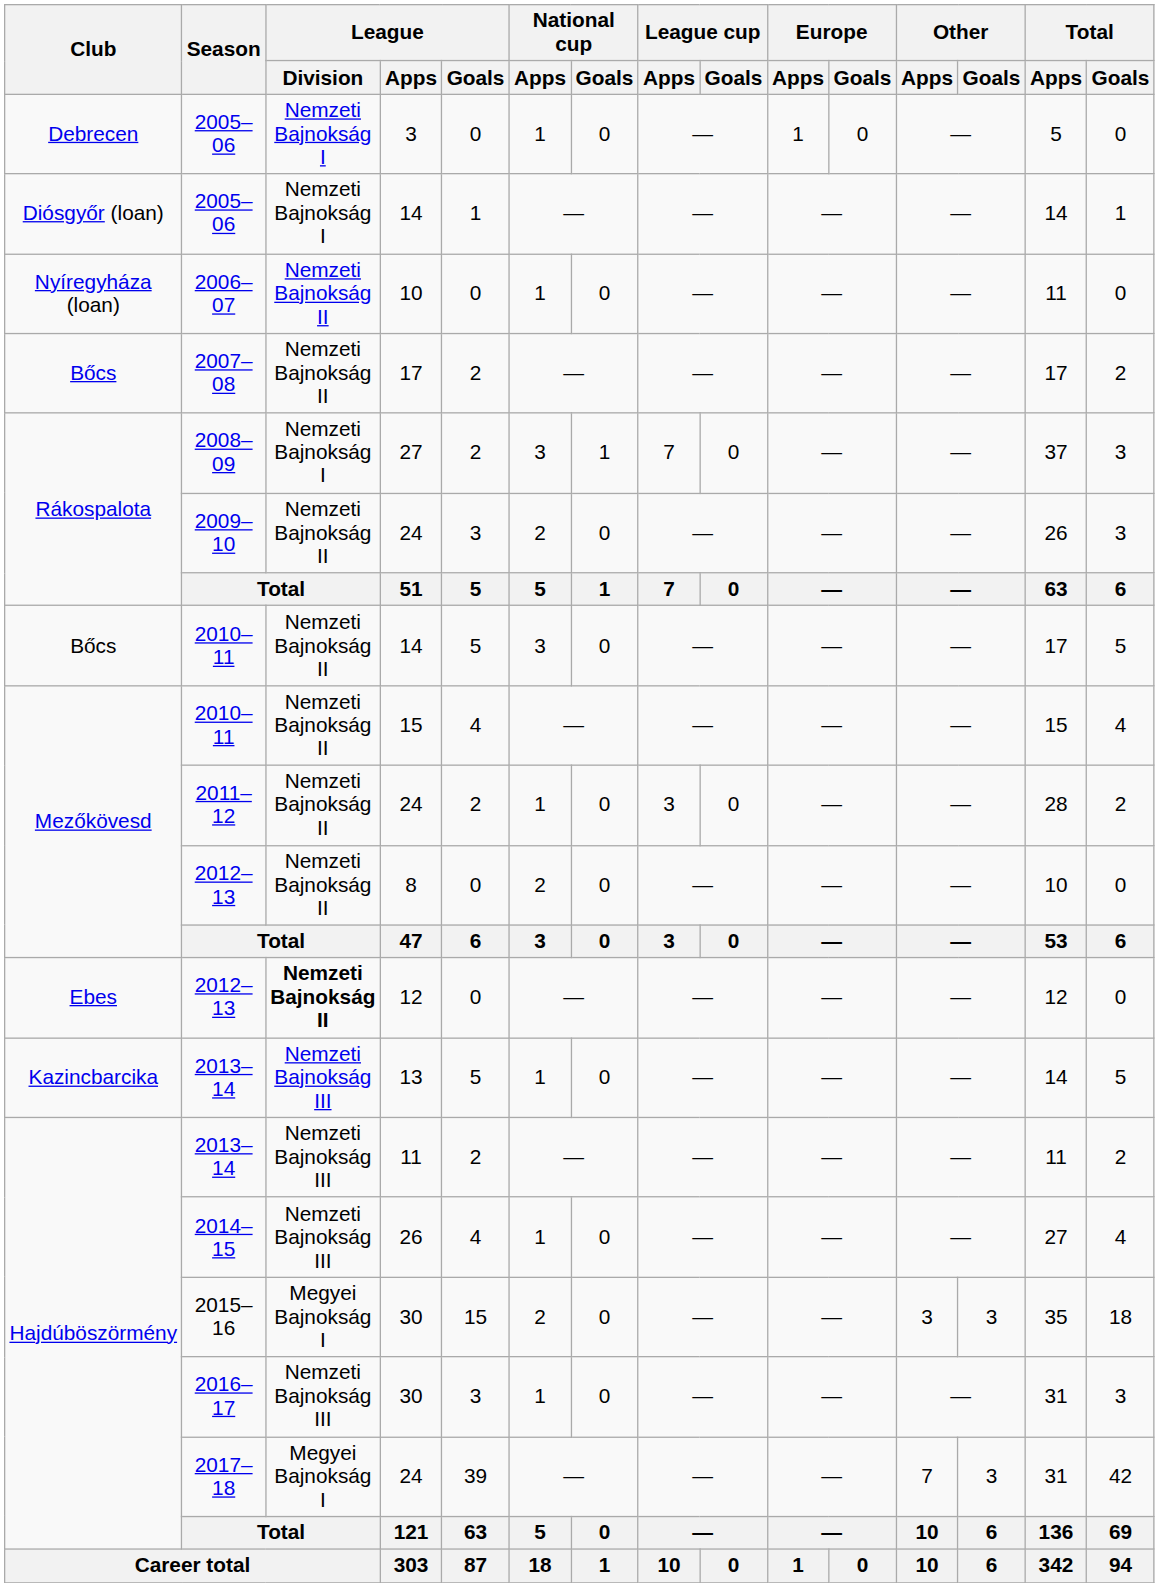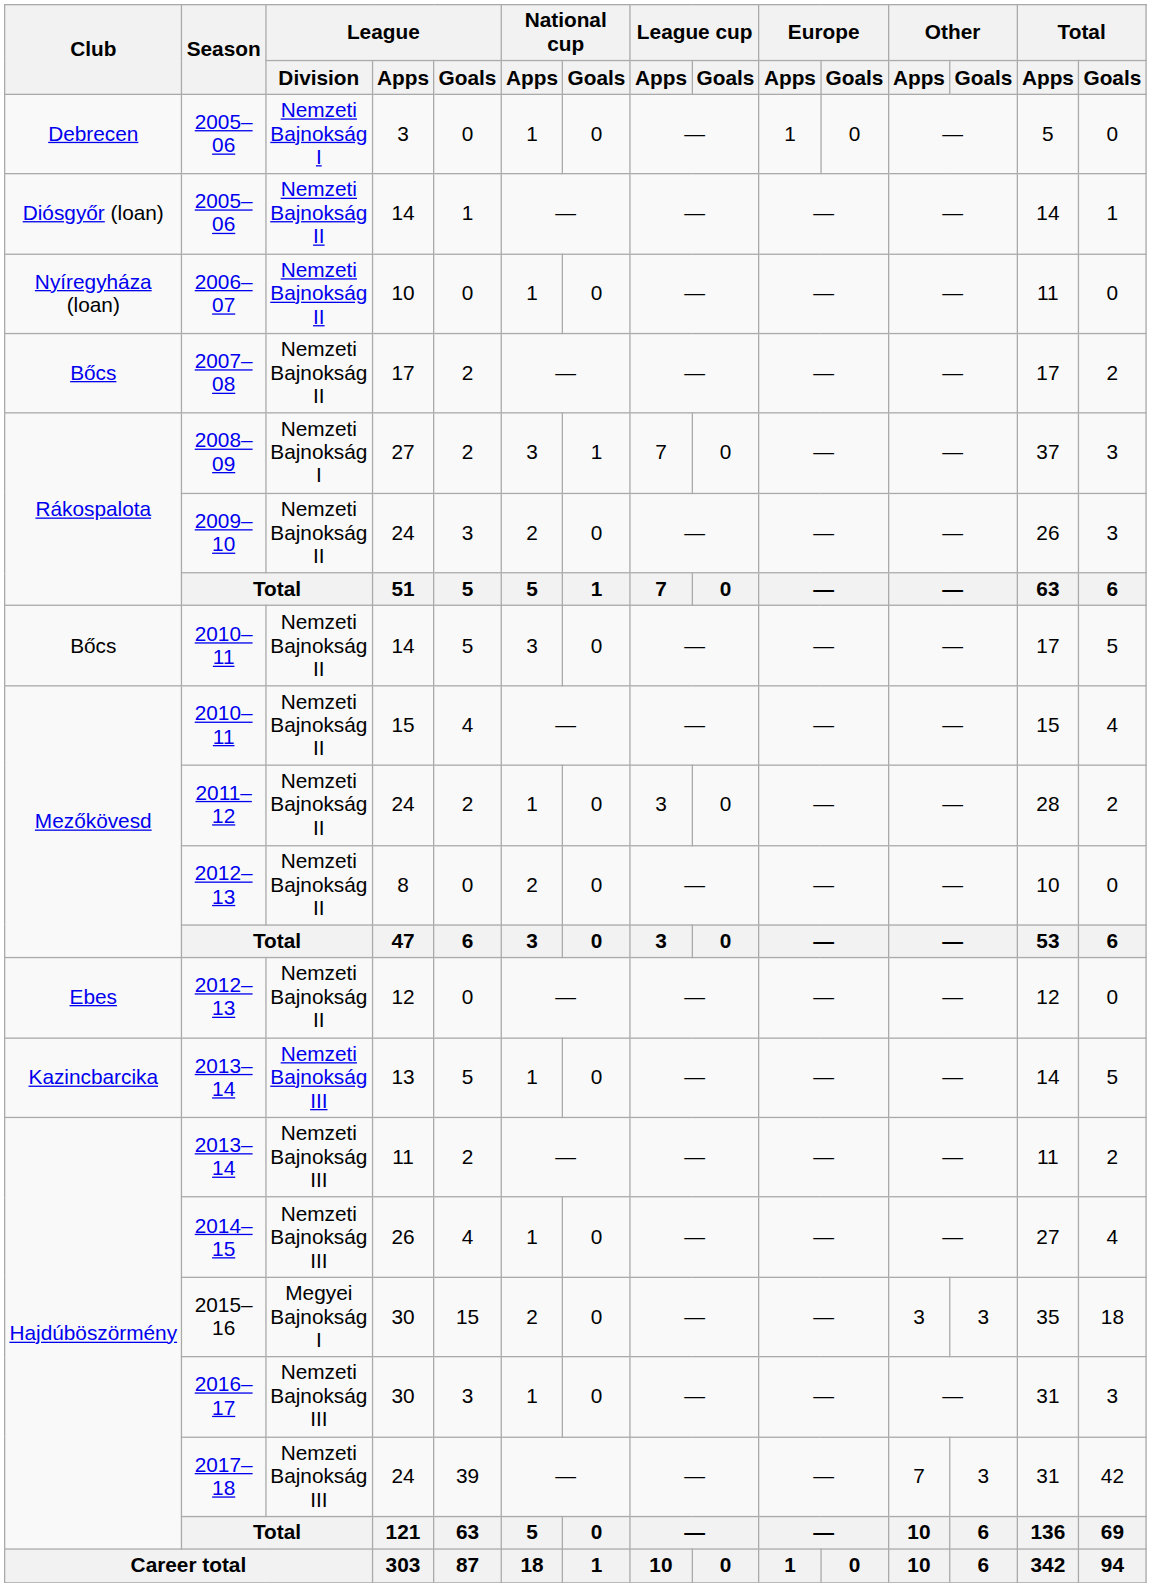(323, 213) Nemzeti Bajnokság I -> (319, 213) Nemzeti Bajnokság II
(323, 997) bold -> (319, 997) normal
(323, 1476) Megyei Bajnokság I -> (319, 1476) Nemzeti Bajnokság III
